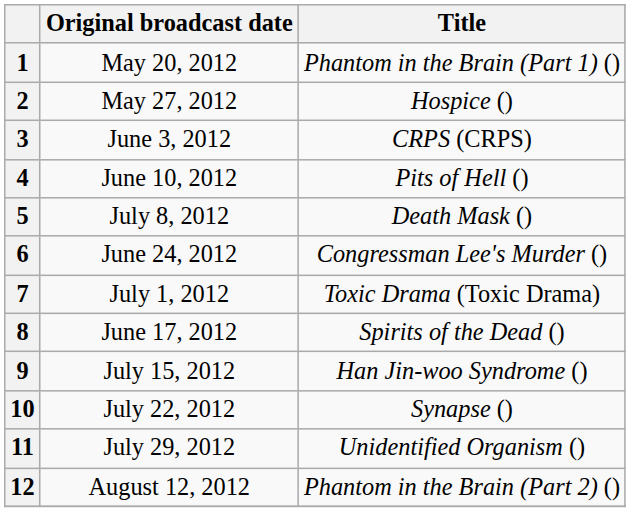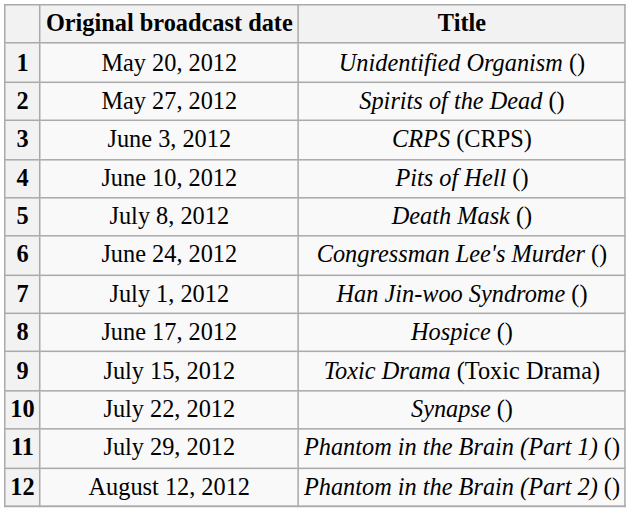(462, 62) Phantom in the Brain (Part 1) () -> (462, 62) Unidentified Organism ()
(462, 100) Hospice () -> (462, 100) Spirits of the Dead ()
(462, 293) Toxic Drama (Toxic Drama) -> (462, 293) Han Jin-woo Syndrome ()
(462, 332) Spirits of the Dead () -> (462, 332) Hospice ()
(462, 370) Han Jin-woo Syndrome () -> (462, 370) Toxic Drama (Toxic Drama)
(462, 448) Unidentified Organism () -> (462, 448) Phantom in the Brain (Part 1) ()
